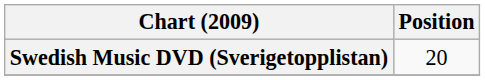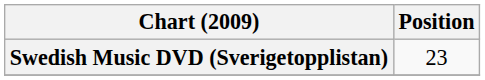(436, 57) 20 -> (436, 57) 23
